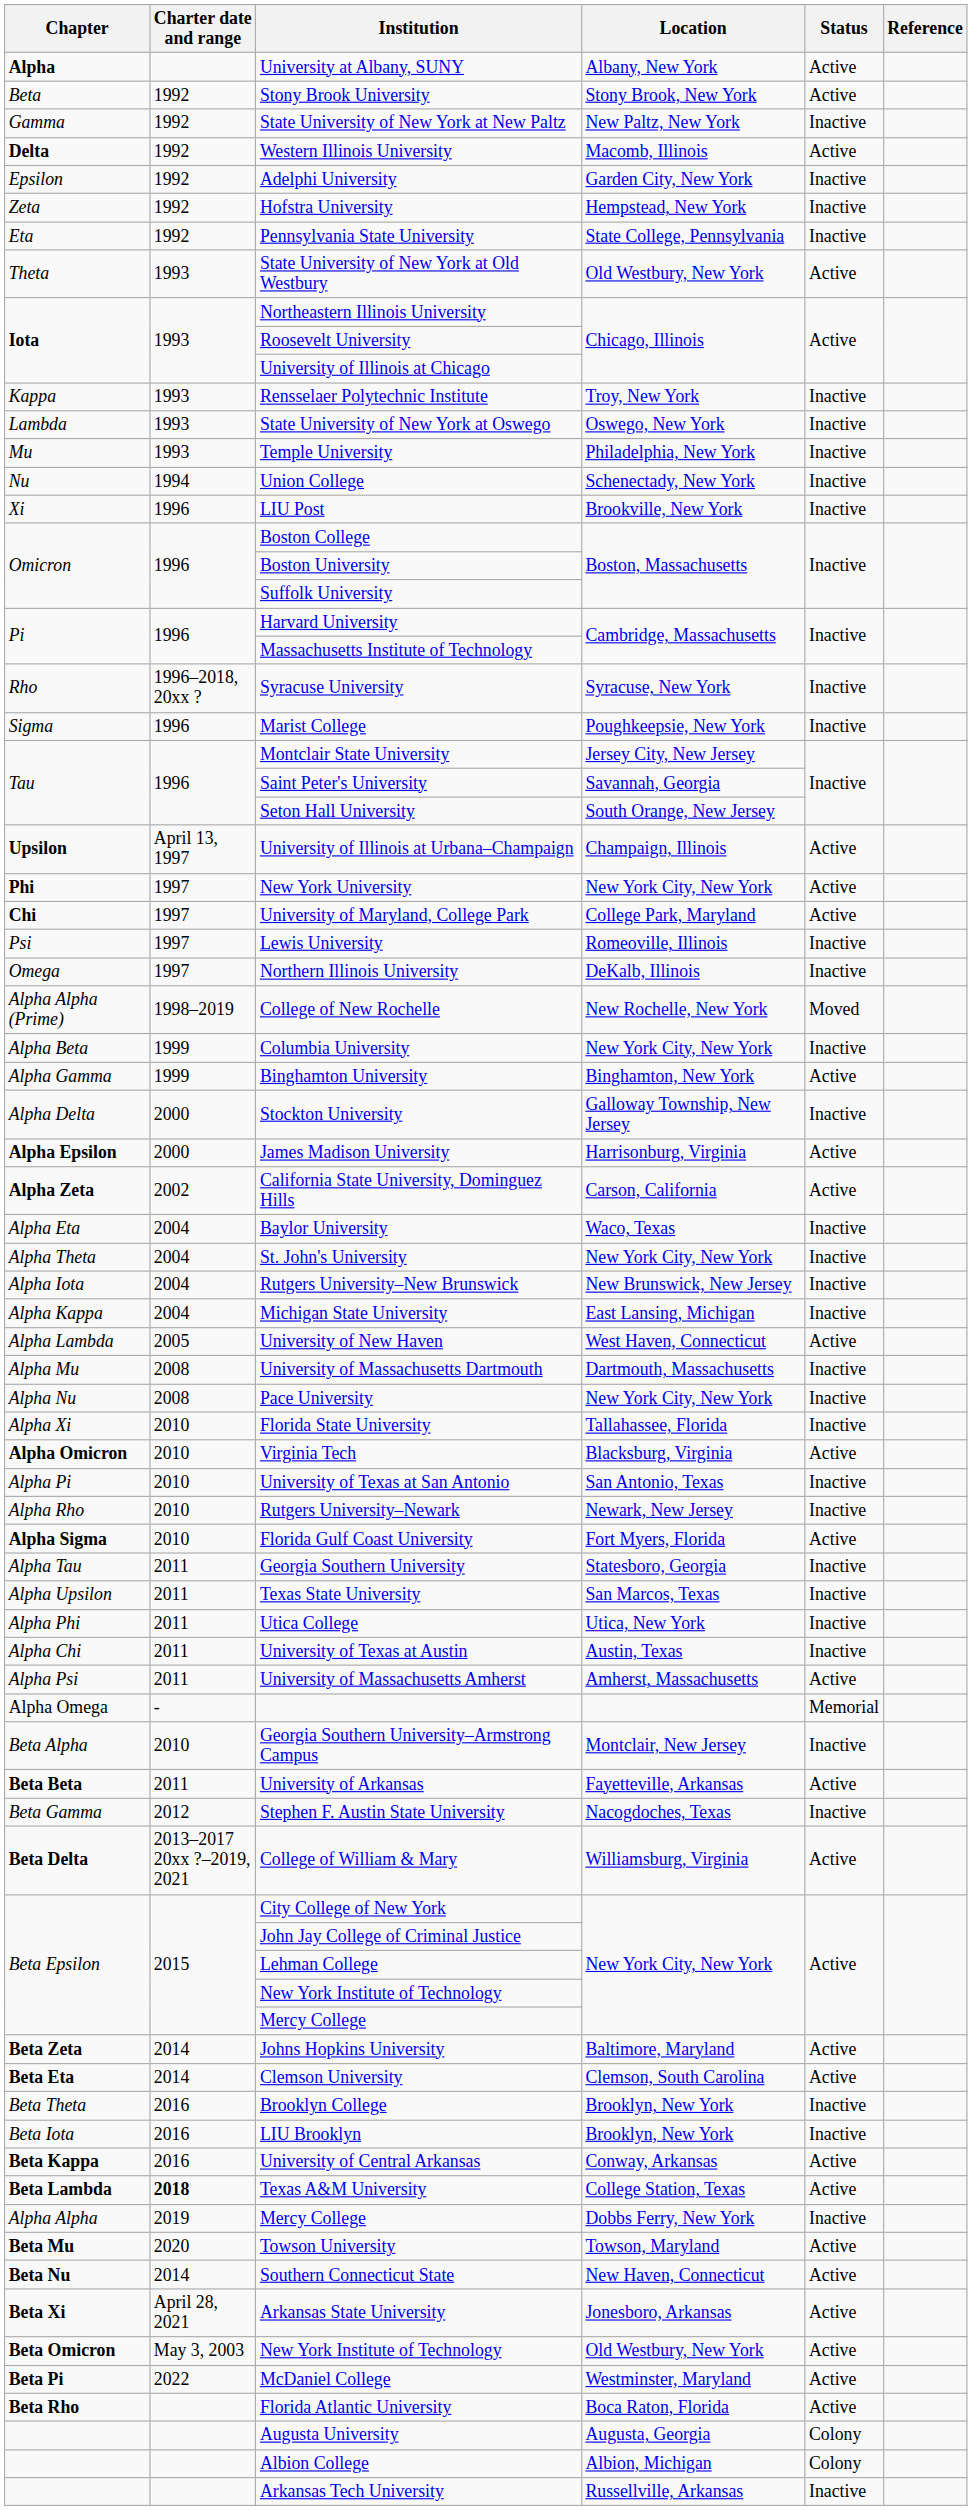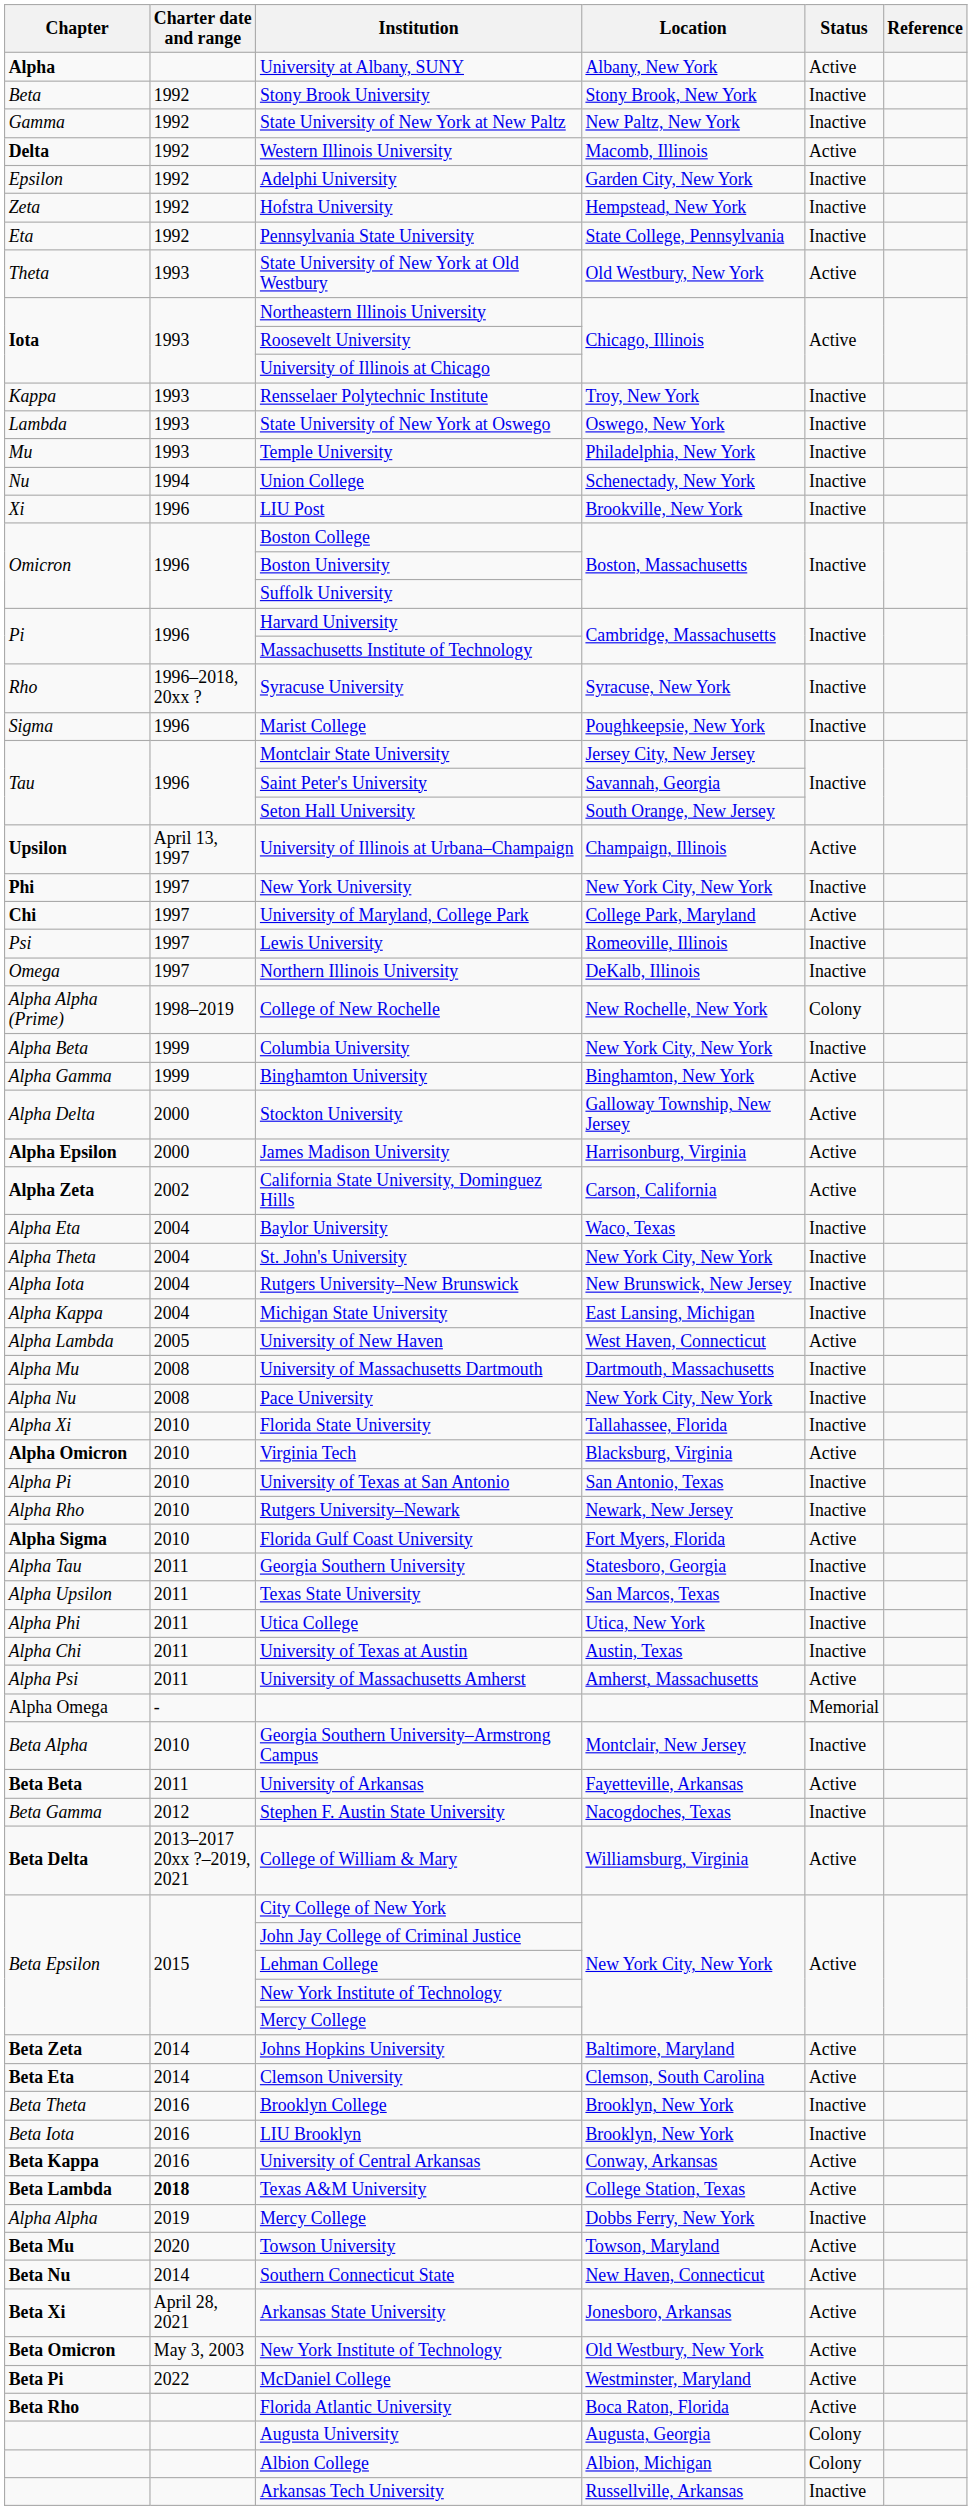(833, 94) Active -> (838, 94) Inactive
(833, 887) Active -> (838, 887) Inactive
(834, 1009) Moved -> (835, 1009) Colony
(838, 1114) Inactive -> (833, 1114) Active
